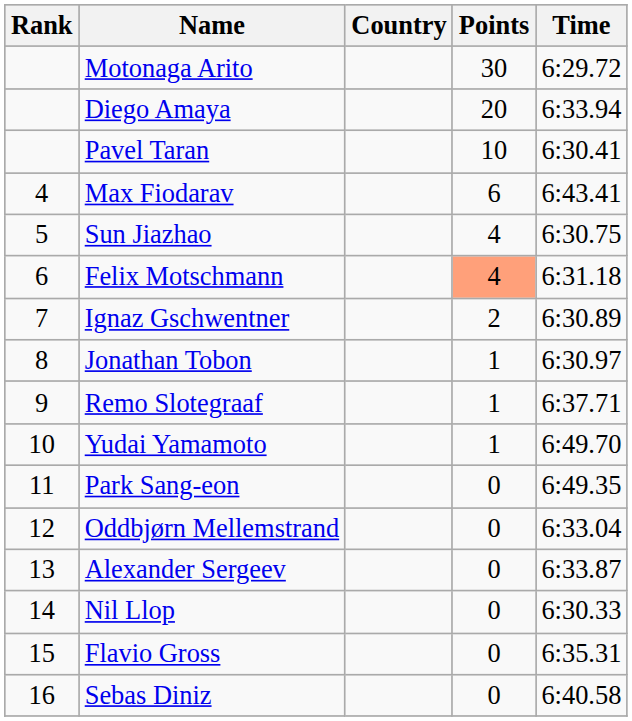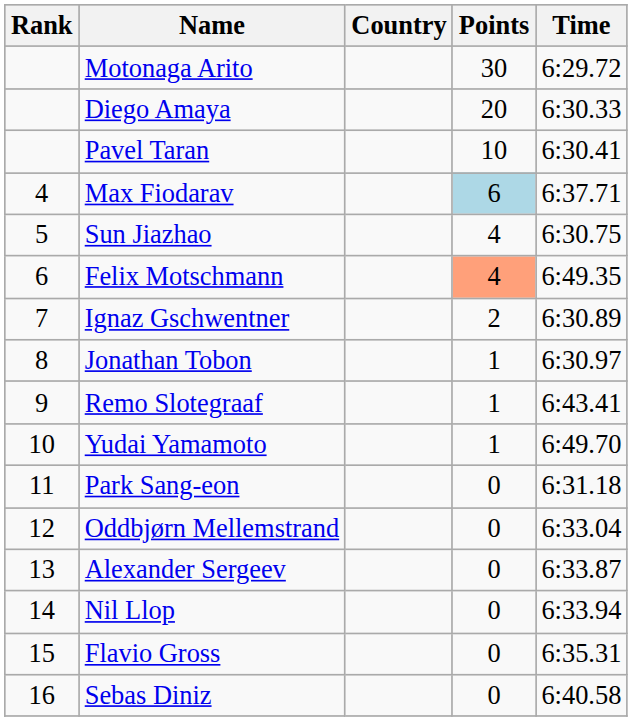(581, 109) 6:33.94 -> (581, 109) 6:30.33
(494, 192) no background -> (494, 192) lightblue background
(581, 192) 6:43.41 -> (581, 192) 6:37.71
(581, 276) 6:31.18 -> (581, 276) 6:49.35
(581, 402) 6:37.71 -> (581, 402) 6:43.41
(581, 485) 6:49.35 -> (581, 485) 6:31.18
(581, 611) 6:30.33 -> (581, 611) 6:33.94
